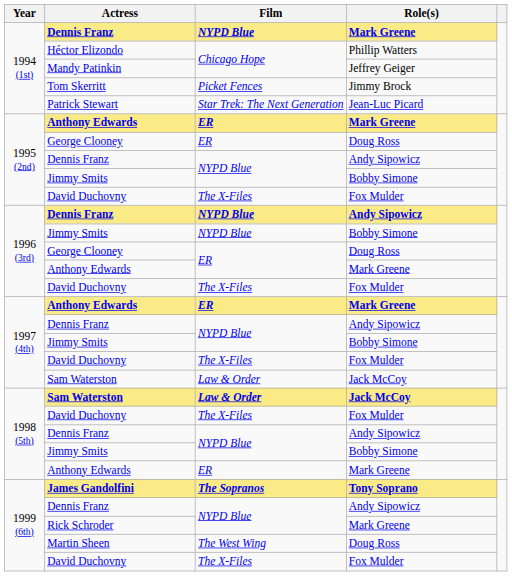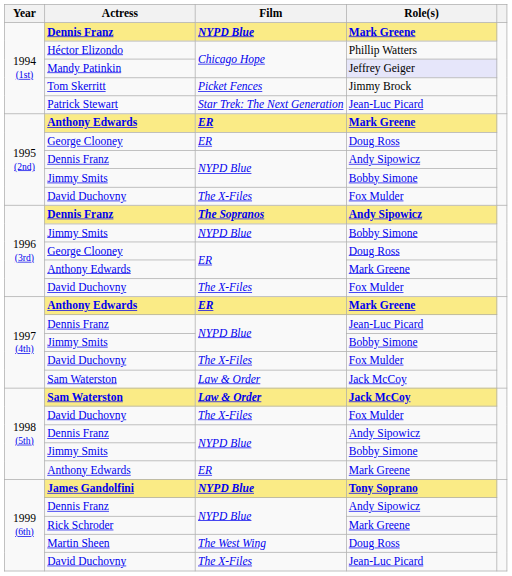(382, 68) no background -> (382, 68) lavender background
(226, 214) NYPD Blue -> (231, 214) The Sopranos
(384, 324) Andy Sipowicz -> (386, 324) Jean-Luc Picard
(231, 488) The Sopranos -> (226, 488) NYPD Blue
(376, 561) Fox Mulder -> (386, 561) Jean-Luc Picard
